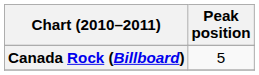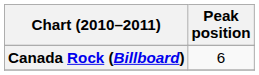(221, 57) 5 -> (221, 57) 6
